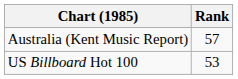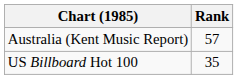(212, 62) 53 -> (212, 62) 35
